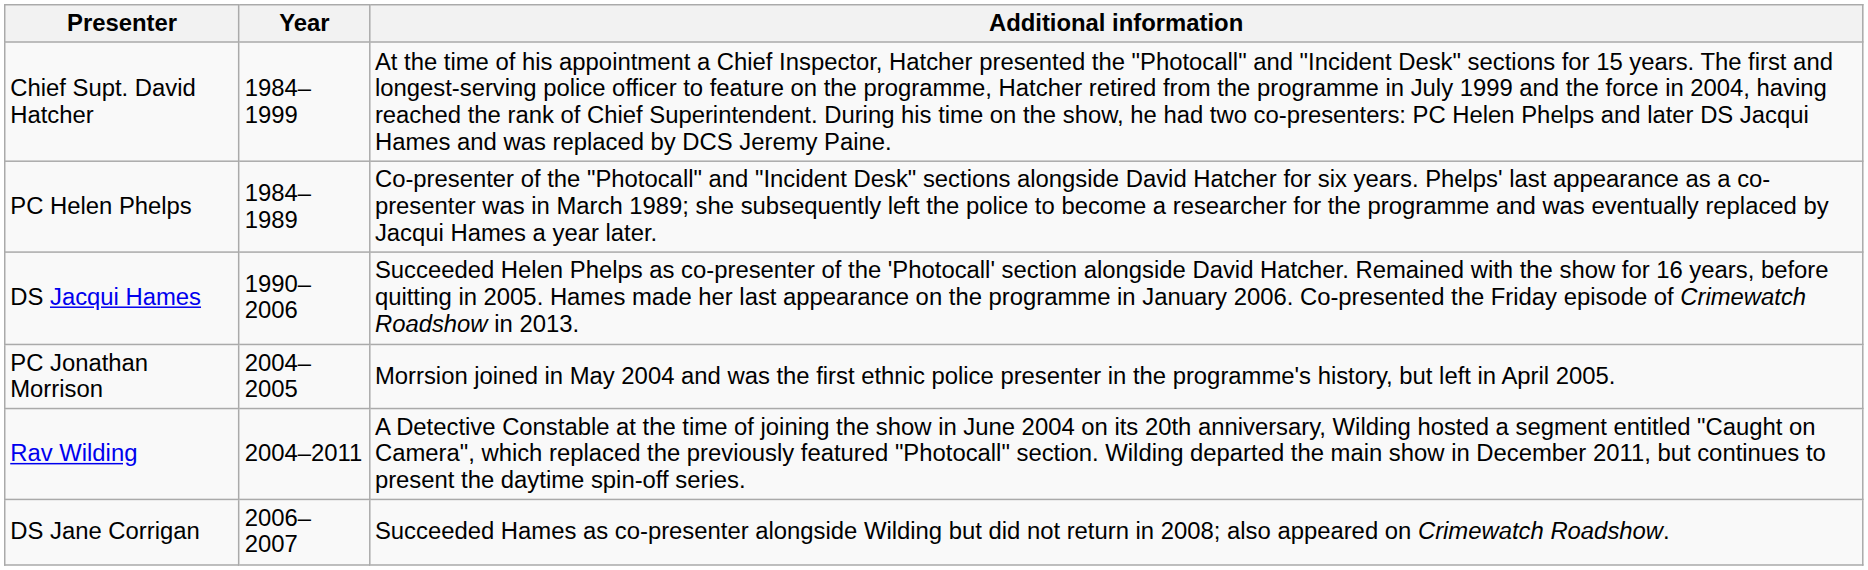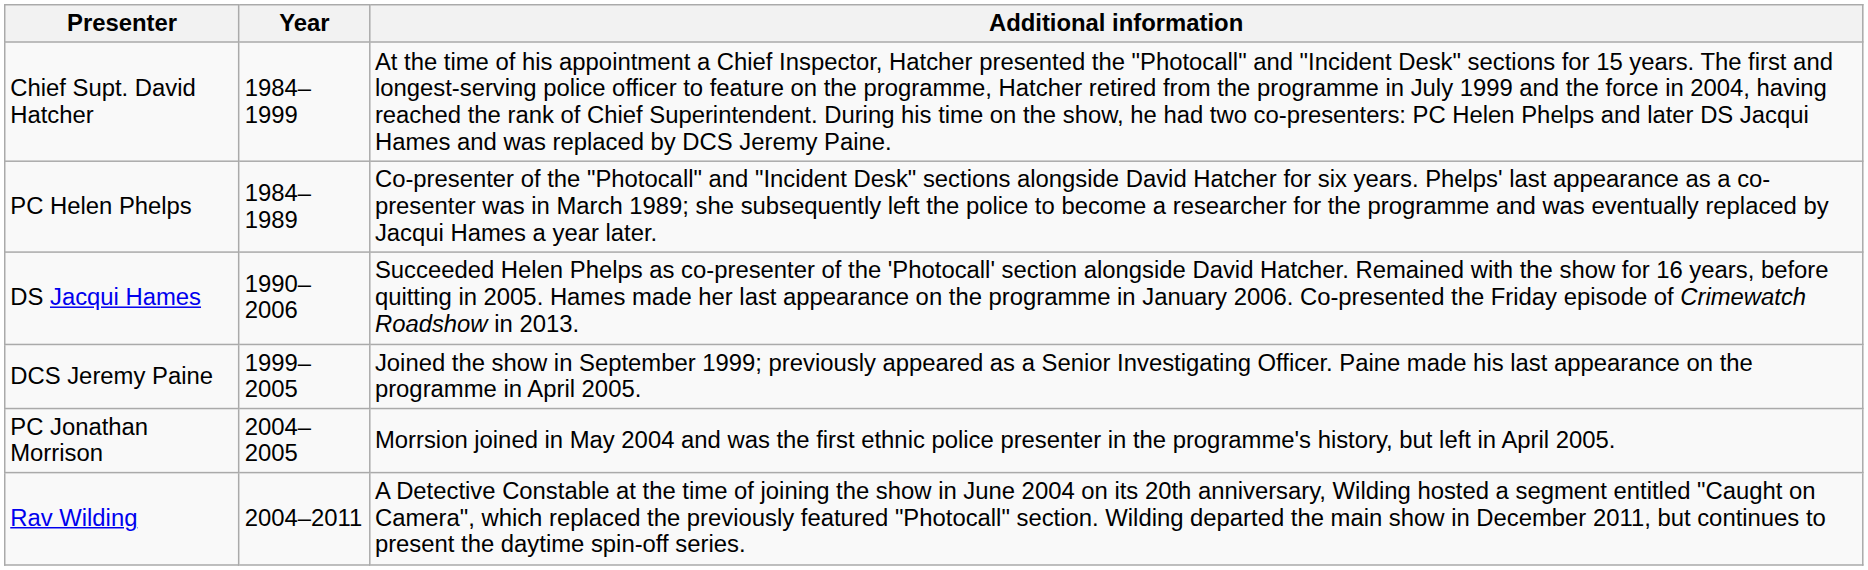+ row: (112, 375)
- row: (105, 531)
